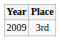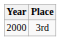(17, 28) 2009 -> (17, 28) 2000
